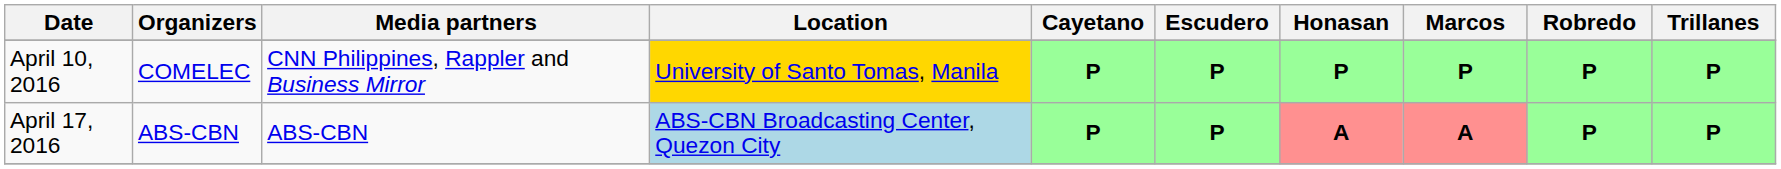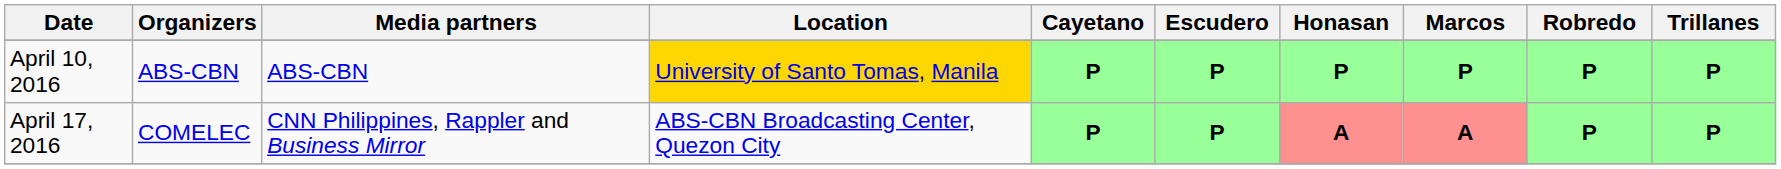(194, 71) COMELEC -> (188, 71) ABS-CBN
(418, 71) CNN Philippines, Rappler and Business Mirror -> (318, 71) ABS-CBN
(188, 132) ABS-CBN -> (194, 132) COMELEC
(318, 132) ABS-CBN -> (418, 132) CNN Philippines, Rappler and Business Mirror
(815, 132) lightblue background -> (815, 132) no background
